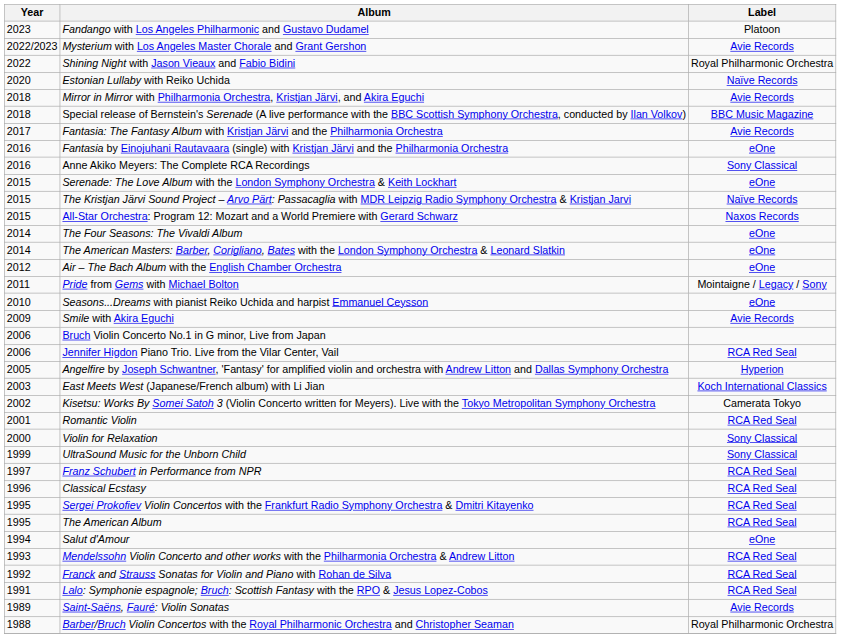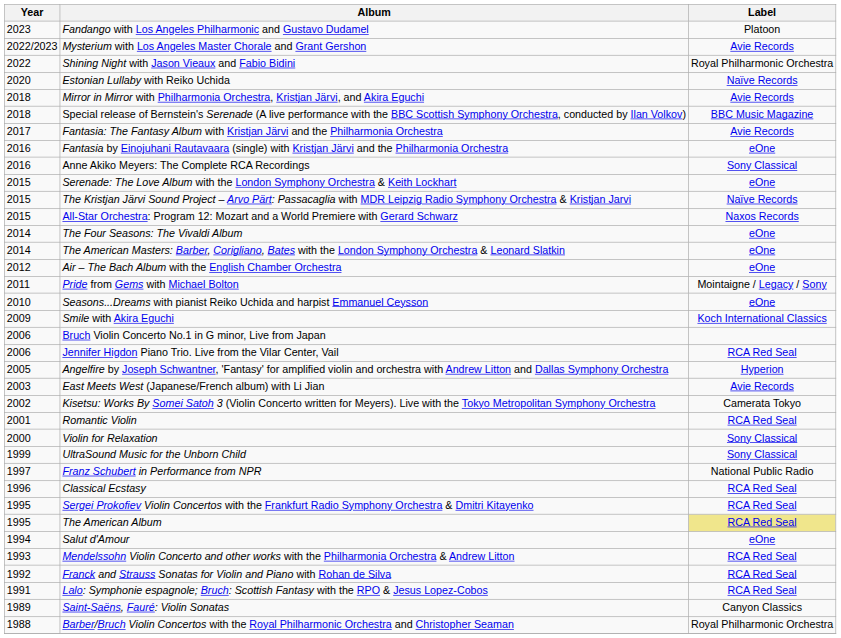(762, 319) Avie Records -> (762, 319) Koch International Classics
(762, 387) Koch International Classics -> (762, 387) Avie Records
(762, 472) RCA Red Seal -> (762, 472) National Public Radio
(762, 523) no background -> (762, 523) khaki background
(762, 608) Avie Records -> (762, 608) Canyon Classics
